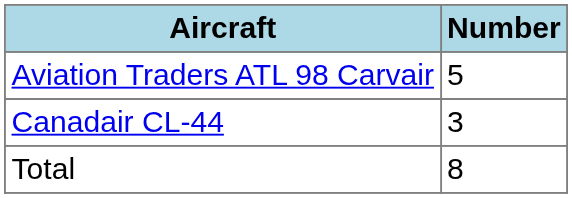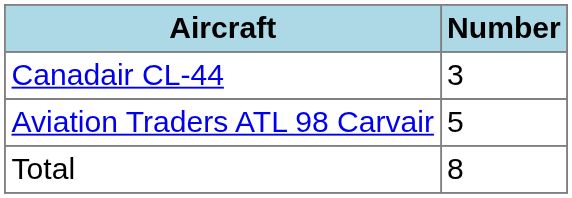rows swapped: (118, 122) <-> (223, 74)
